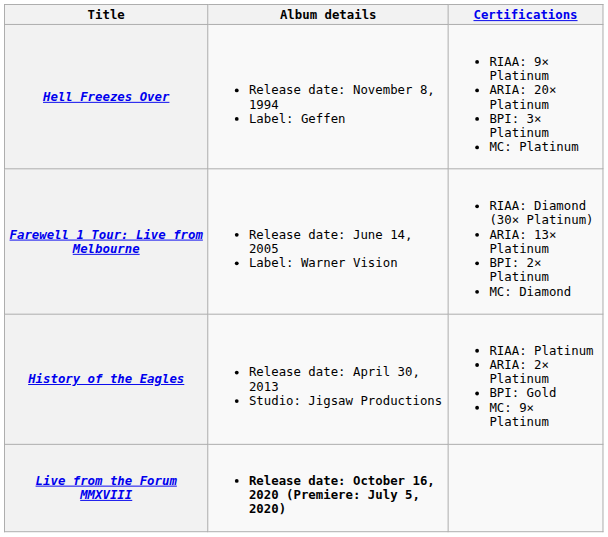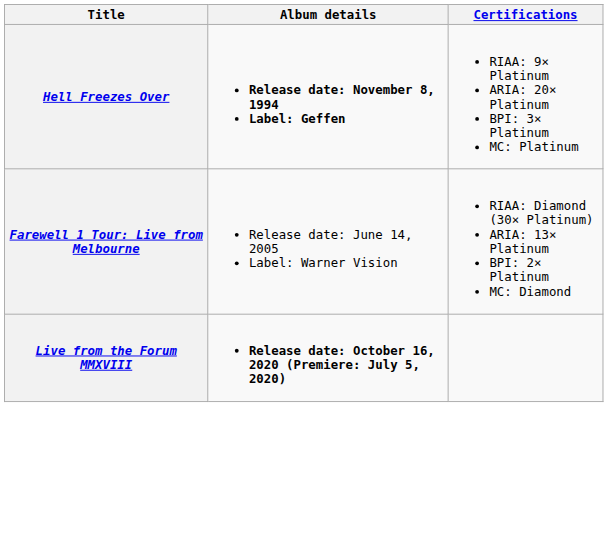(328, 104) normal -> (328, 104) bold
- row: (106, 379)
